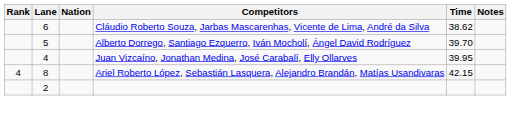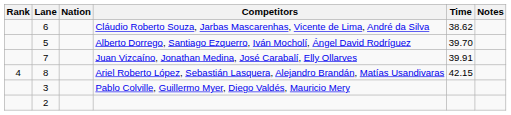(46, 58) 4 -> (46, 58) 7
(461, 58) 39.95 -> (461, 58) 39.91
+ row: (223, 88)
